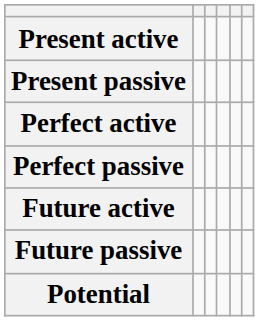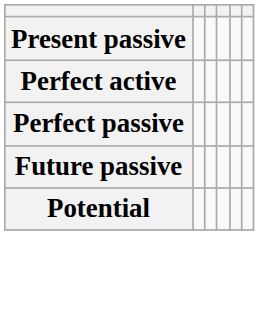- row: (98, 38)
- row: (99, 208)
